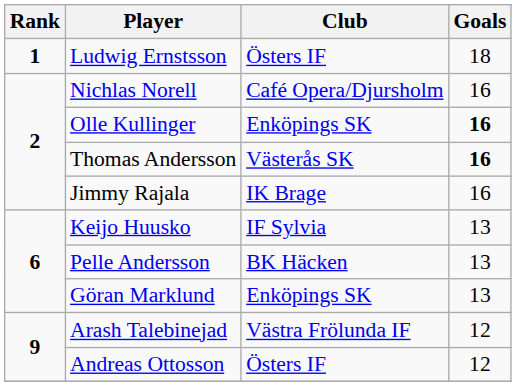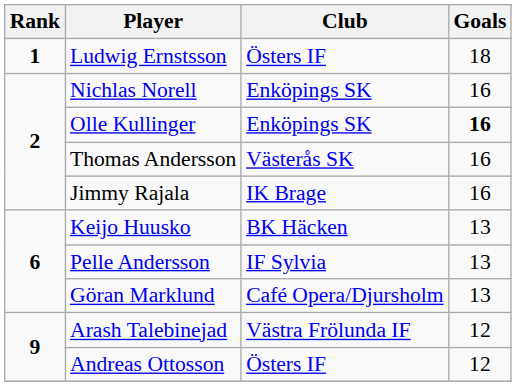(345, 90) Café Opera/Djursholm -> (309, 90) Enköpings SK
(480, 158) bold -> (480, 158) normal
(286, 227) IF Sylvia -> (297, 227) BK Häcken
(297, 261) BK Häcken -> (286, 261) IF Sylvia
(309, 295) Enköpings SK -> (345, 295) Café Opera/Djursholm
